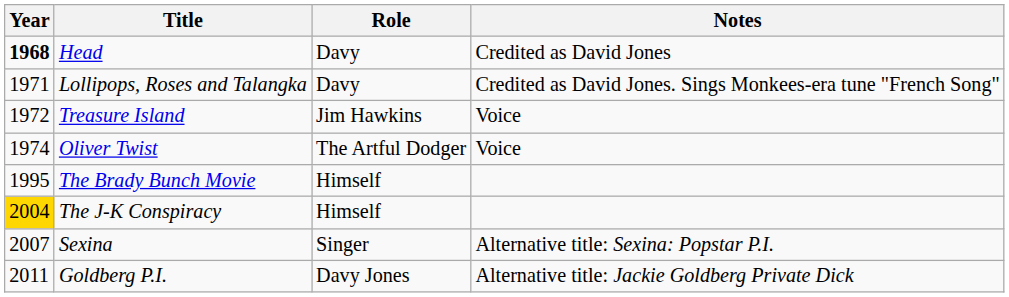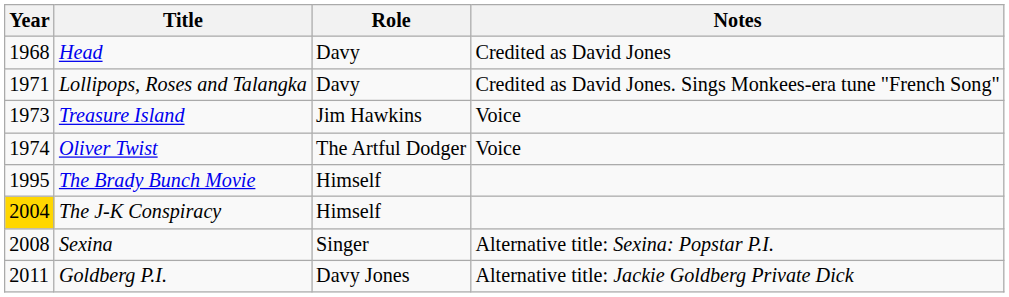(29, 52) bold -> (29, 52) normal
(29, 116) 1972 -> (29, 116) 1973
(29, 244) 2007 -> (29, 244) 2008
